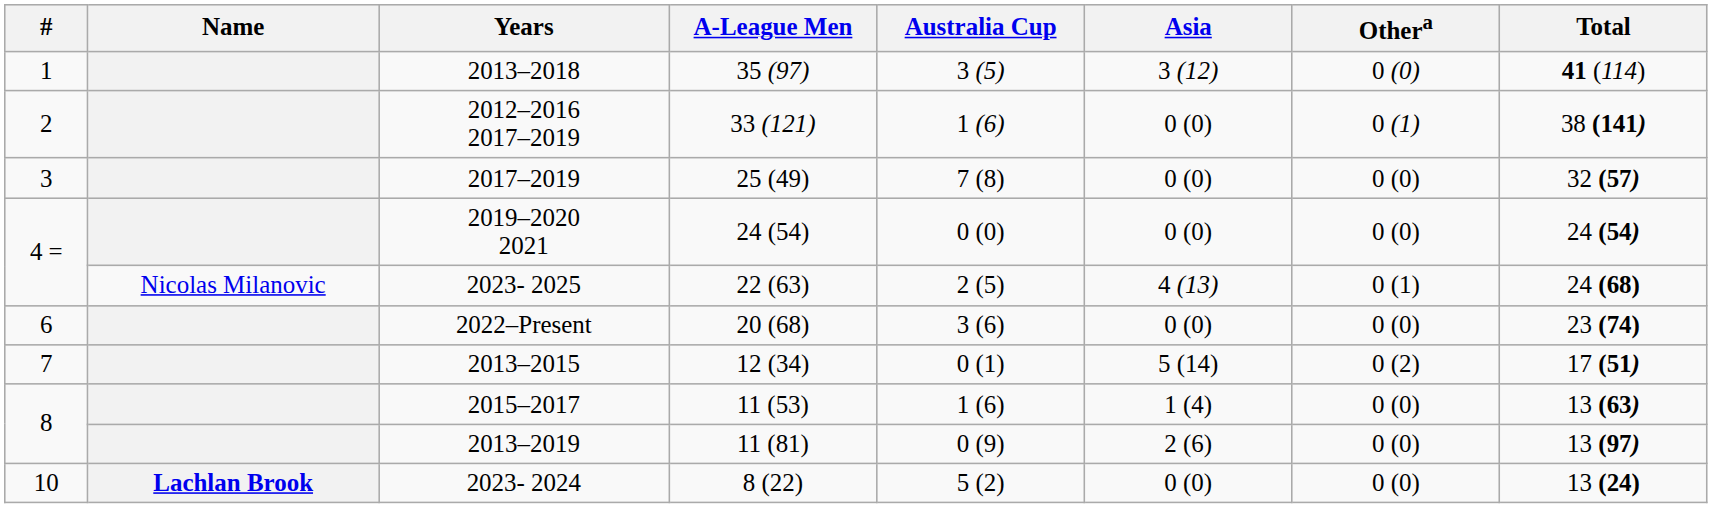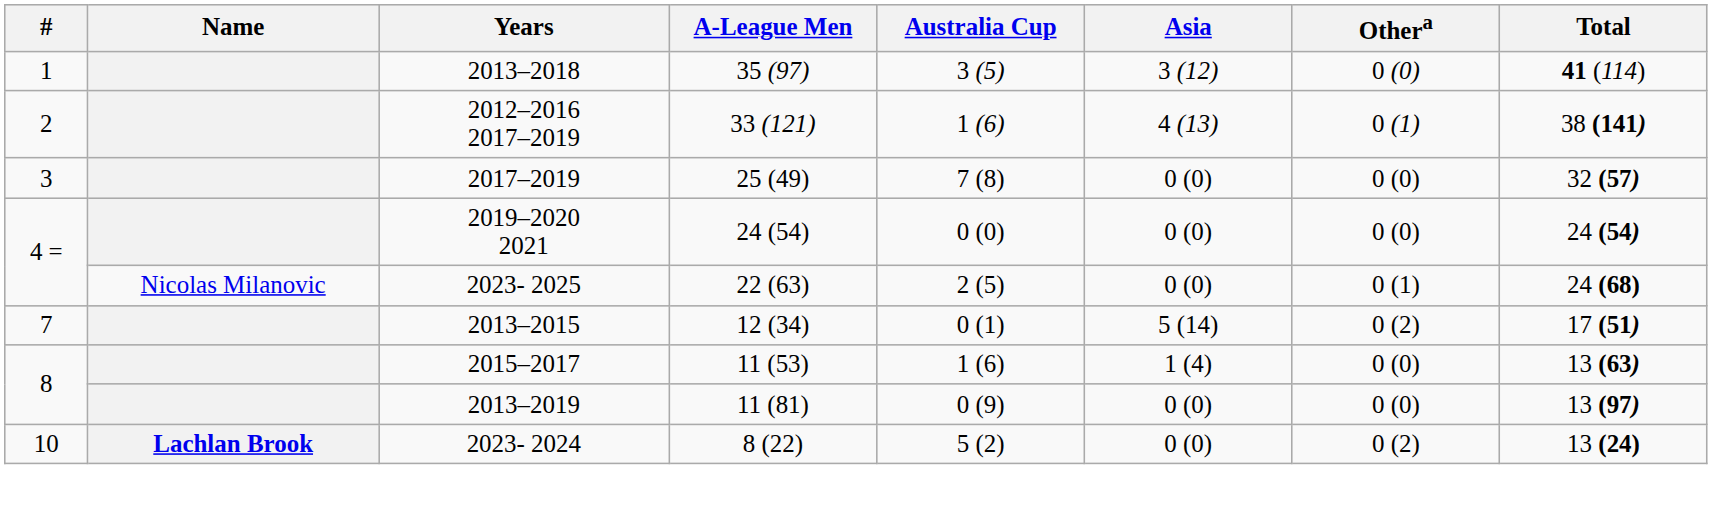(1188, 124) 0 (0) -> (1188, 124) 4 (13)
(1188, 285) 4 (13) -> (1188, 285) 0 (0)
- row: (524, 324)
(1188, 443) 2 (6) -> (1188, 403) 0 (0)
(1396, 483) 0 (0) -> (1396, 443) 0 (2)
